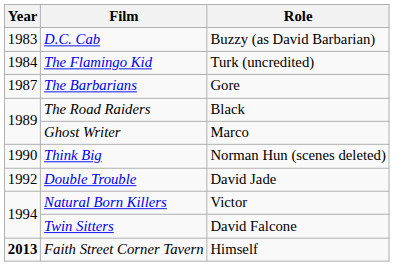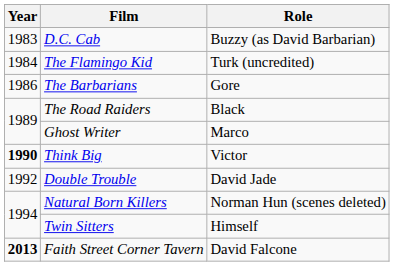(23, 86) 1987 -> (23, 86) 1986
(23, 156) normal -> (23, 156) bold
(298, 156) Norman Hun (scenes deleted) -> (229, 156) Victor
(229, 202) Victor -> (298, 202) Norman Hun (scenes deleted)
(254, 226) David Falcone -> (234, 226) Himself
(234, 249) Himself -> (254, 249) David Falcone
